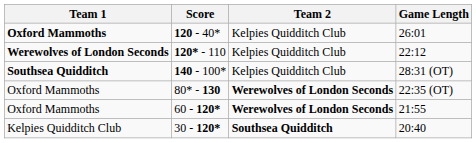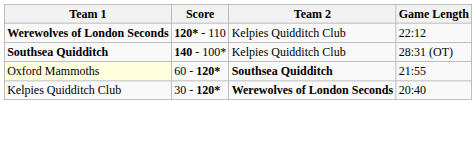- row: (197, 33)
- row: (197, 90)
(53, 109) no background -> (53, 71) lightyellow background
(312, 109) Werewolves of London Seconds -> (282, 71) Southsea Quidditch
(282, 128) Southsea Quidditch -> (312, 90) Werewolves of London Seconds
